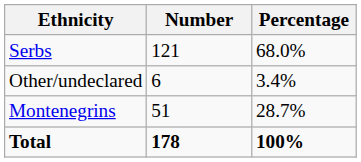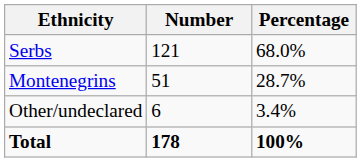rows swapped: (62, 111) <-> (76, 80)
